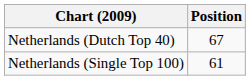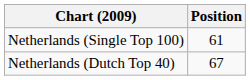rows swapped: (91, 39) <-> (96, 63)
